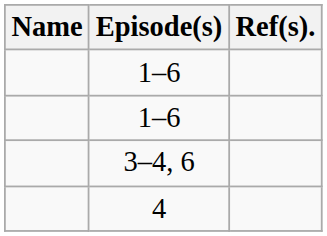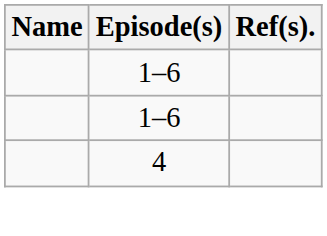- row: (47, 163)
